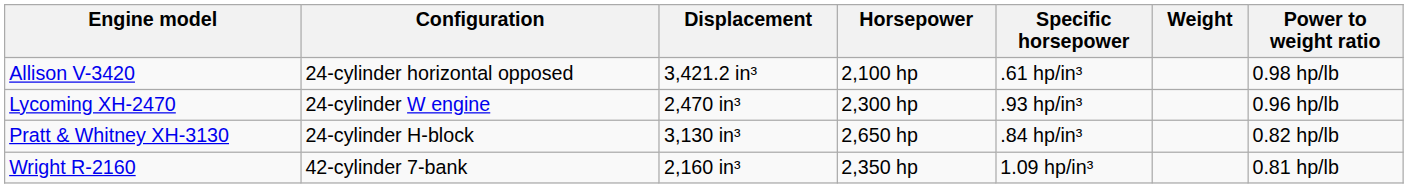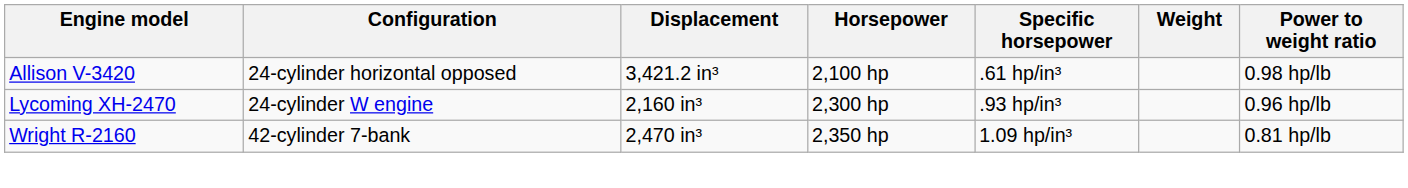(702, 104) 2,470 in³ -> (664, 104) 2,160 in³
- row: (119, 135)
(702, 167) 2,160 in³ -> (664, 135) 2,470 in³
